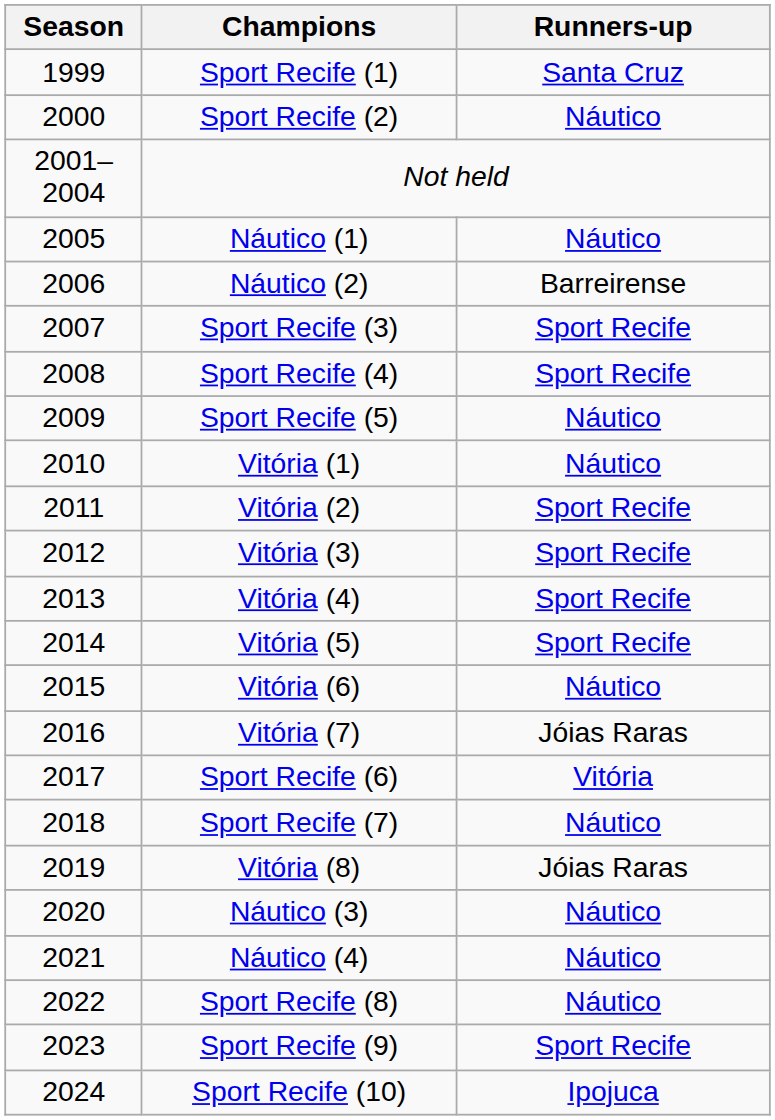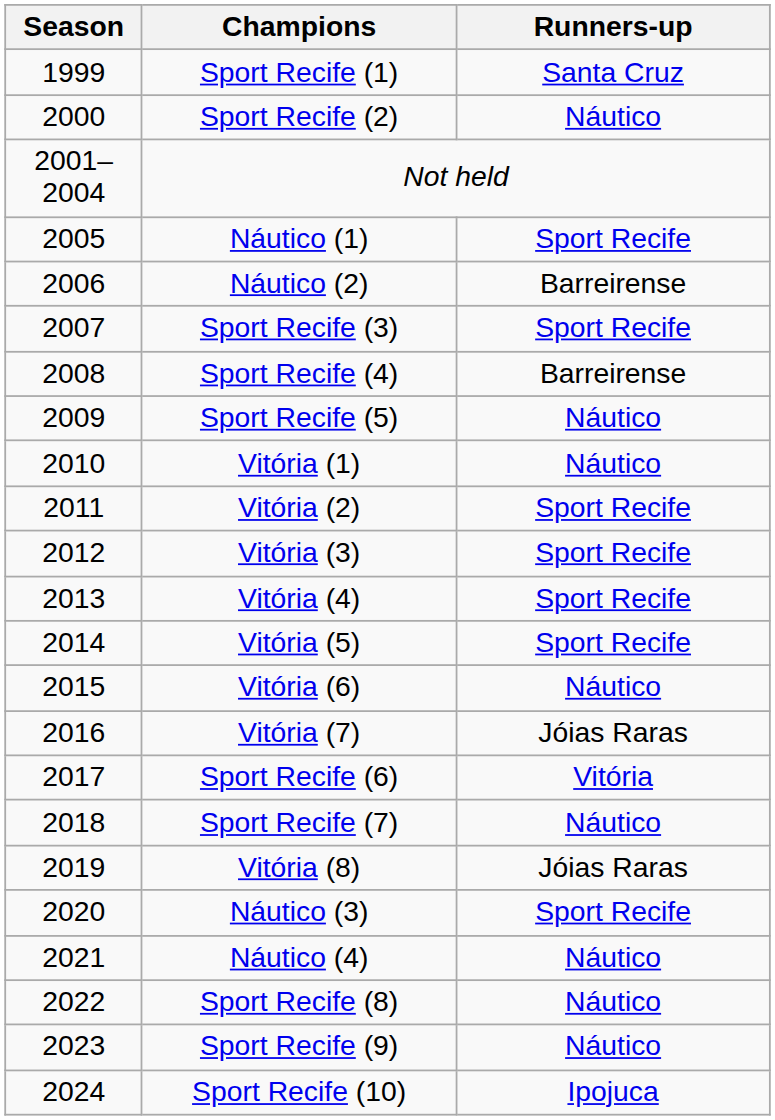(613, 238) Náutico -> (613, 238) Sport Recife
(613, 373) Sport Recife -> (613, 373) Barreirense
(613, 912) Náutico -> (613, 912) Sport Recife
(613, 1046) Sport Recife -> (613, 1046) Náutico
